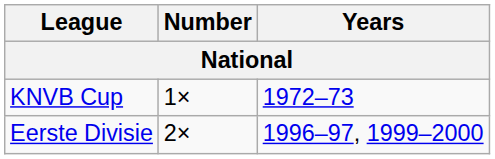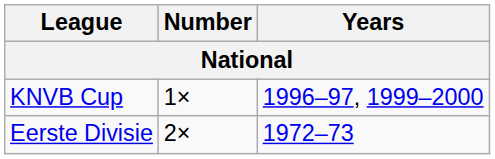(308, 97) 1972–73 -> (373, 97) 1996–97, 1999–2000
(373, 134) 1996–97, 1999–2000 -> (308, 134) 1972–73
